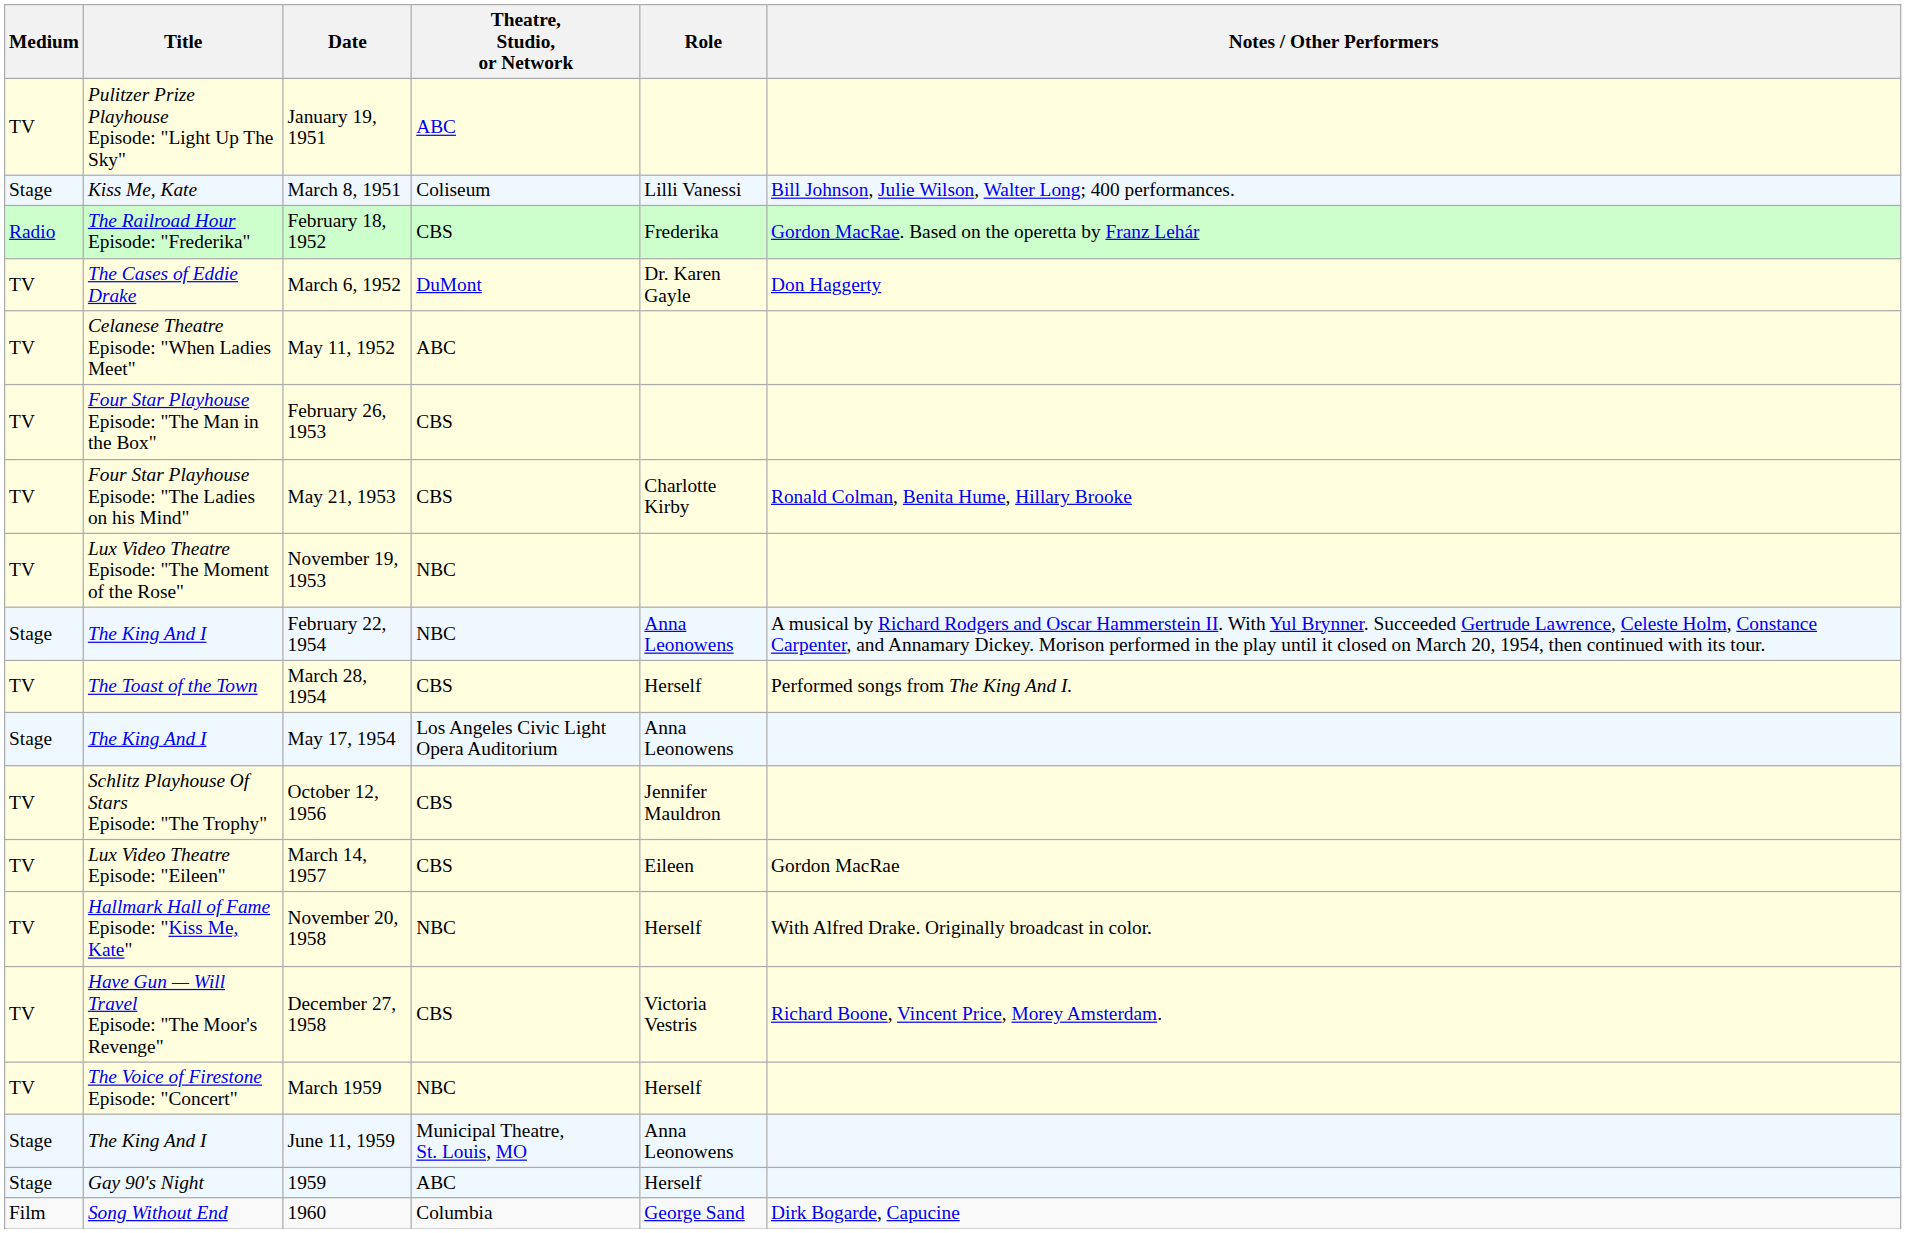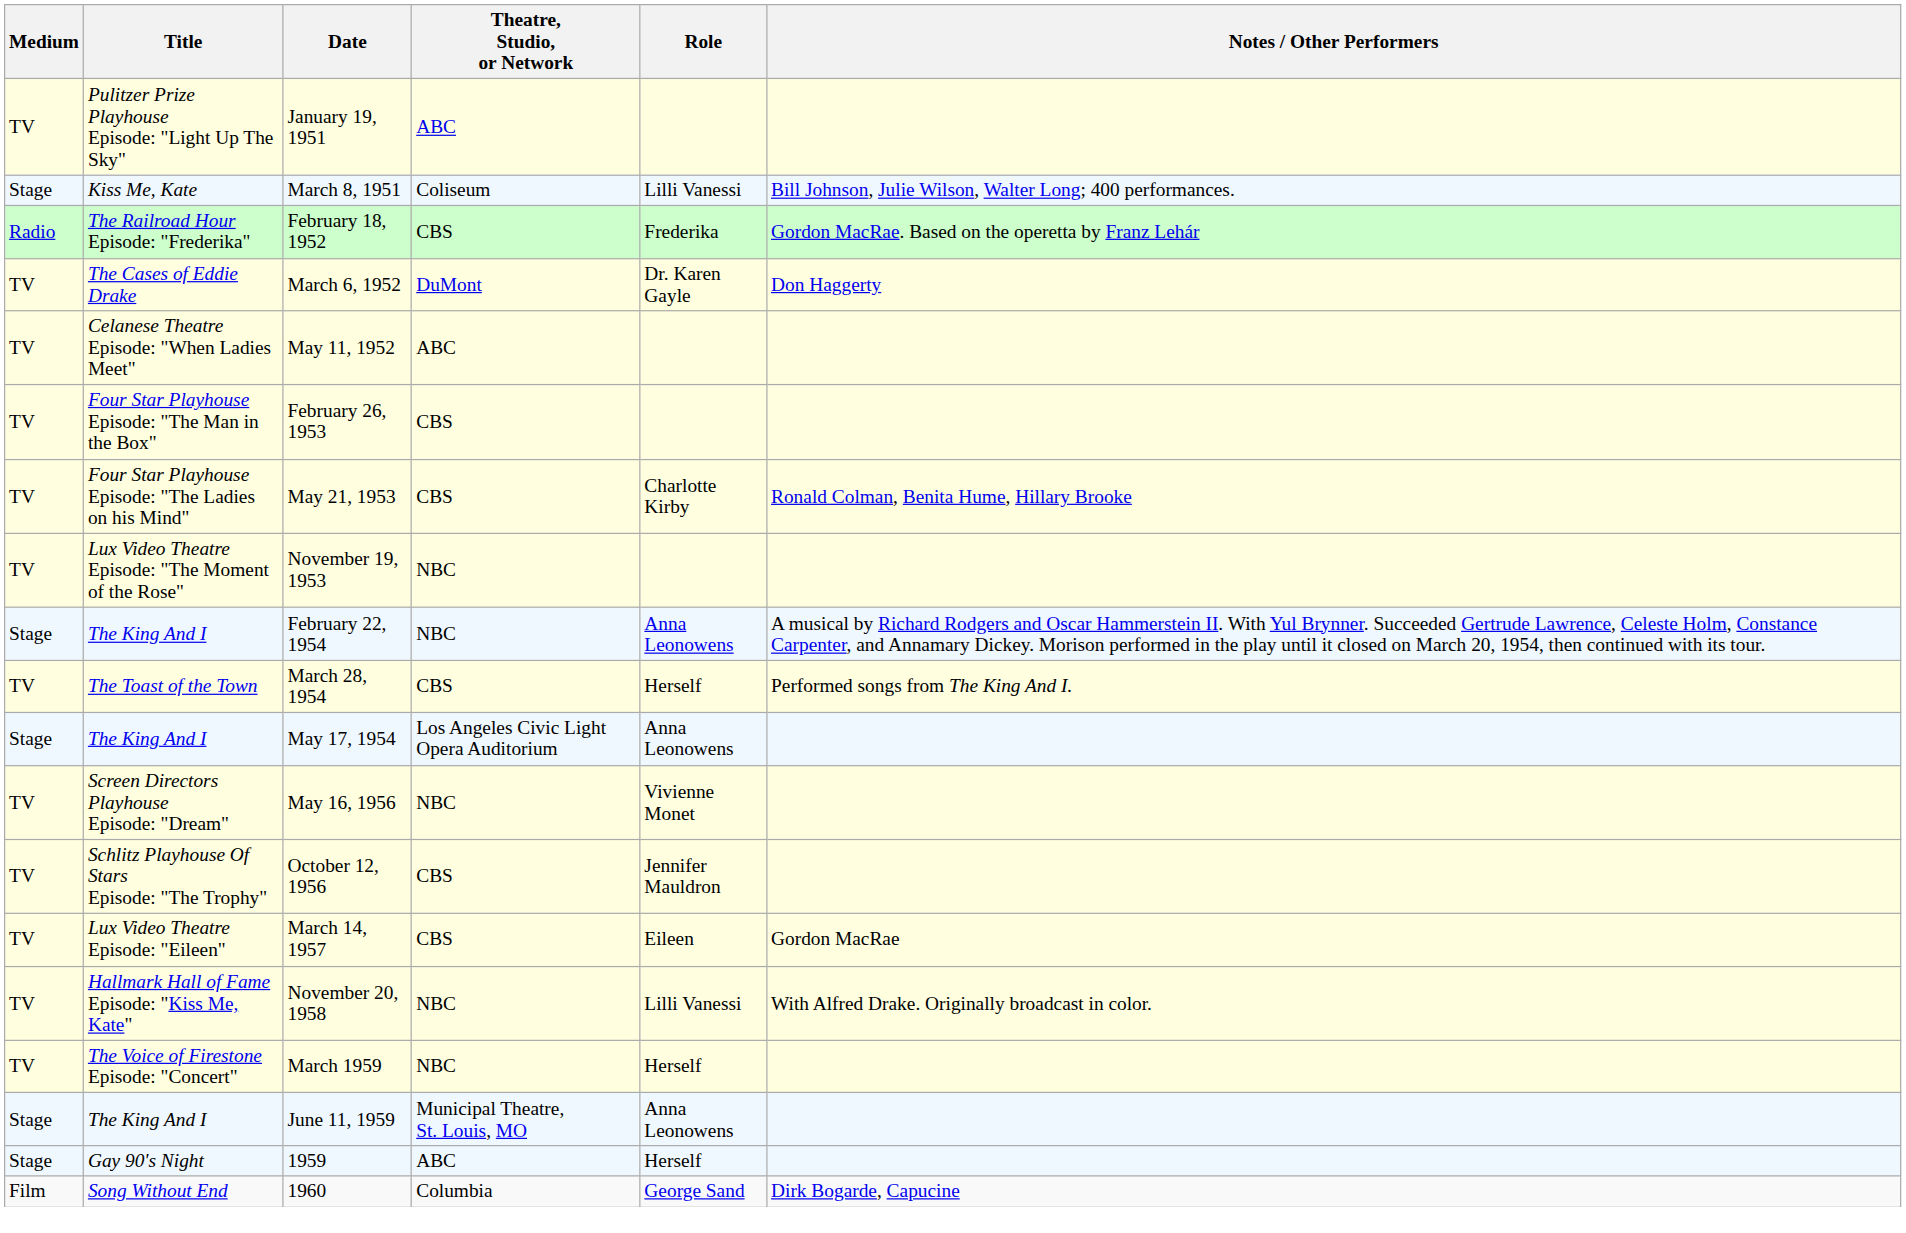+ row: (342, 802)
(673, 928) Herself -> (693, 1003) Lilli Vanessi
- row: (342, 1014)
